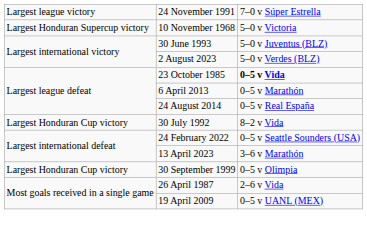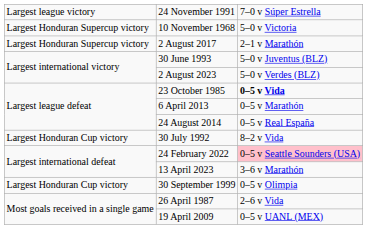+ row: (187, 43)
(300, 138) no background -> (300, 153) pink background
